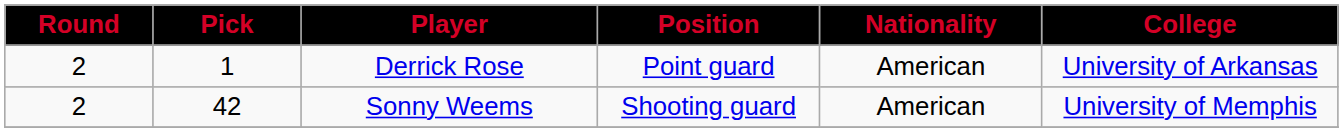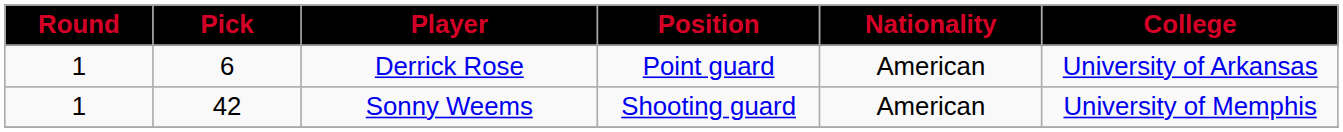(79, 65) 2 -> (79, 65) 1
(227, 65) 1 -> (227, 65) 6
(79, 106) 2 -> (79, 106) 1
